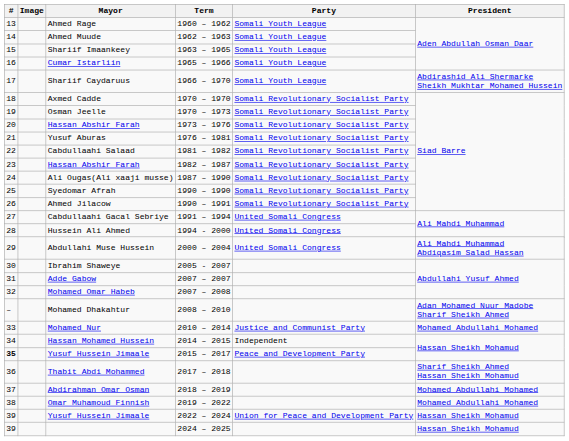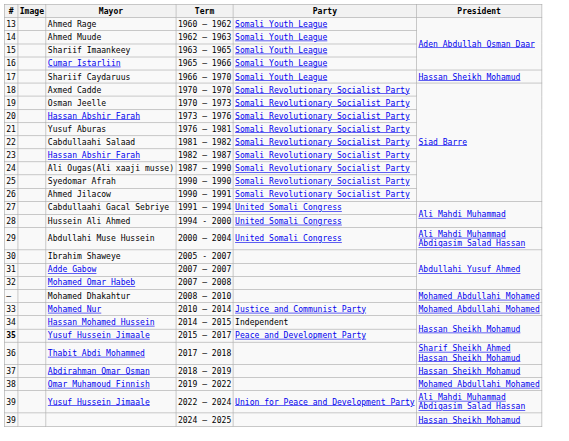(490, 81) Abdirashid Ali Shermarke Sheikh Mukhtar Mohamed Hussein -> (469, 77) Hassan Sheikh Mohamud
(475, 310) Adan Mohamed Nuur Madobe Sharif Sheikh Ahmed -> (479, 296) Mohamed Abdullahi Mohamed
(478, 390) Mohamed Abdullahi Mohamed -> (469, 371) Hassan Sheikh Mohamud
(468, 416) Hassan Sheikh Mohamud -> (472, 402) Ali Mahdi Muhammad Abdiqasim Salad Hassan
